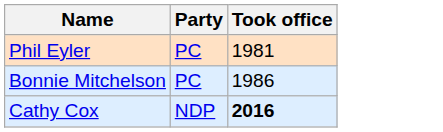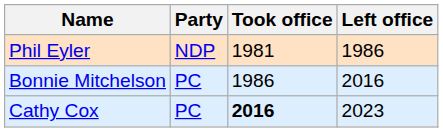+ column: (387, 19)
(188, 50) PC -> (195, 50) NDP
(195, 111) NDP -> (188, 111) PC
